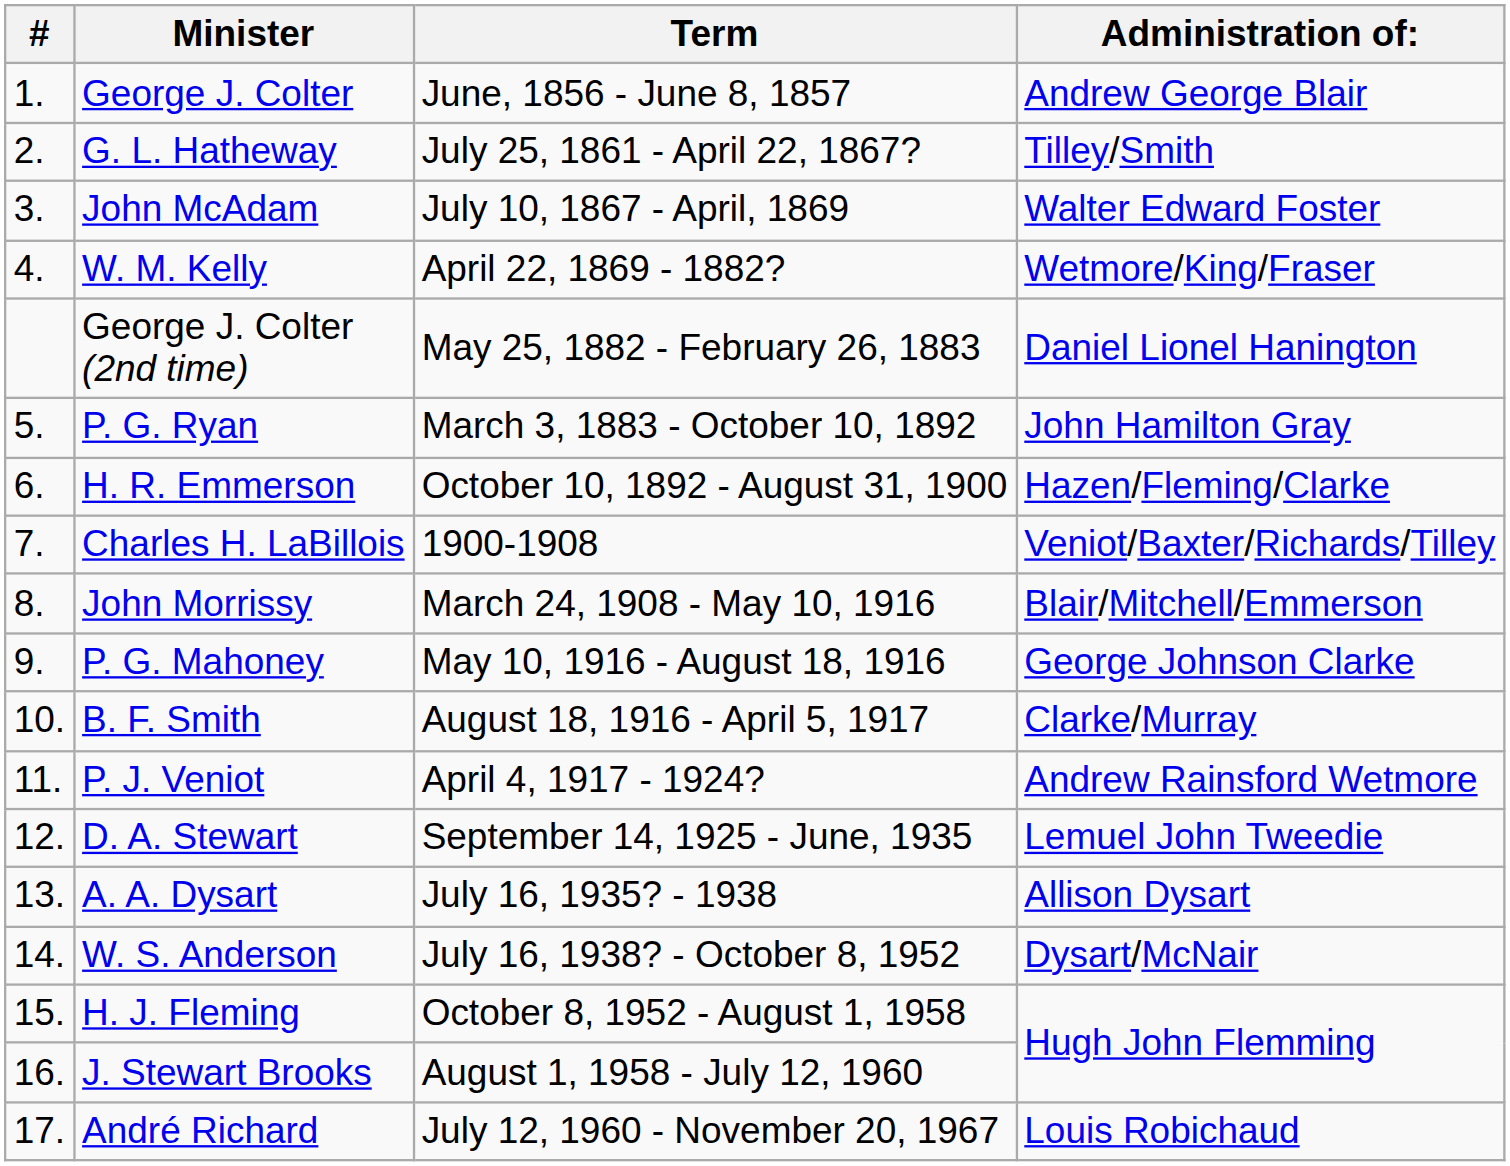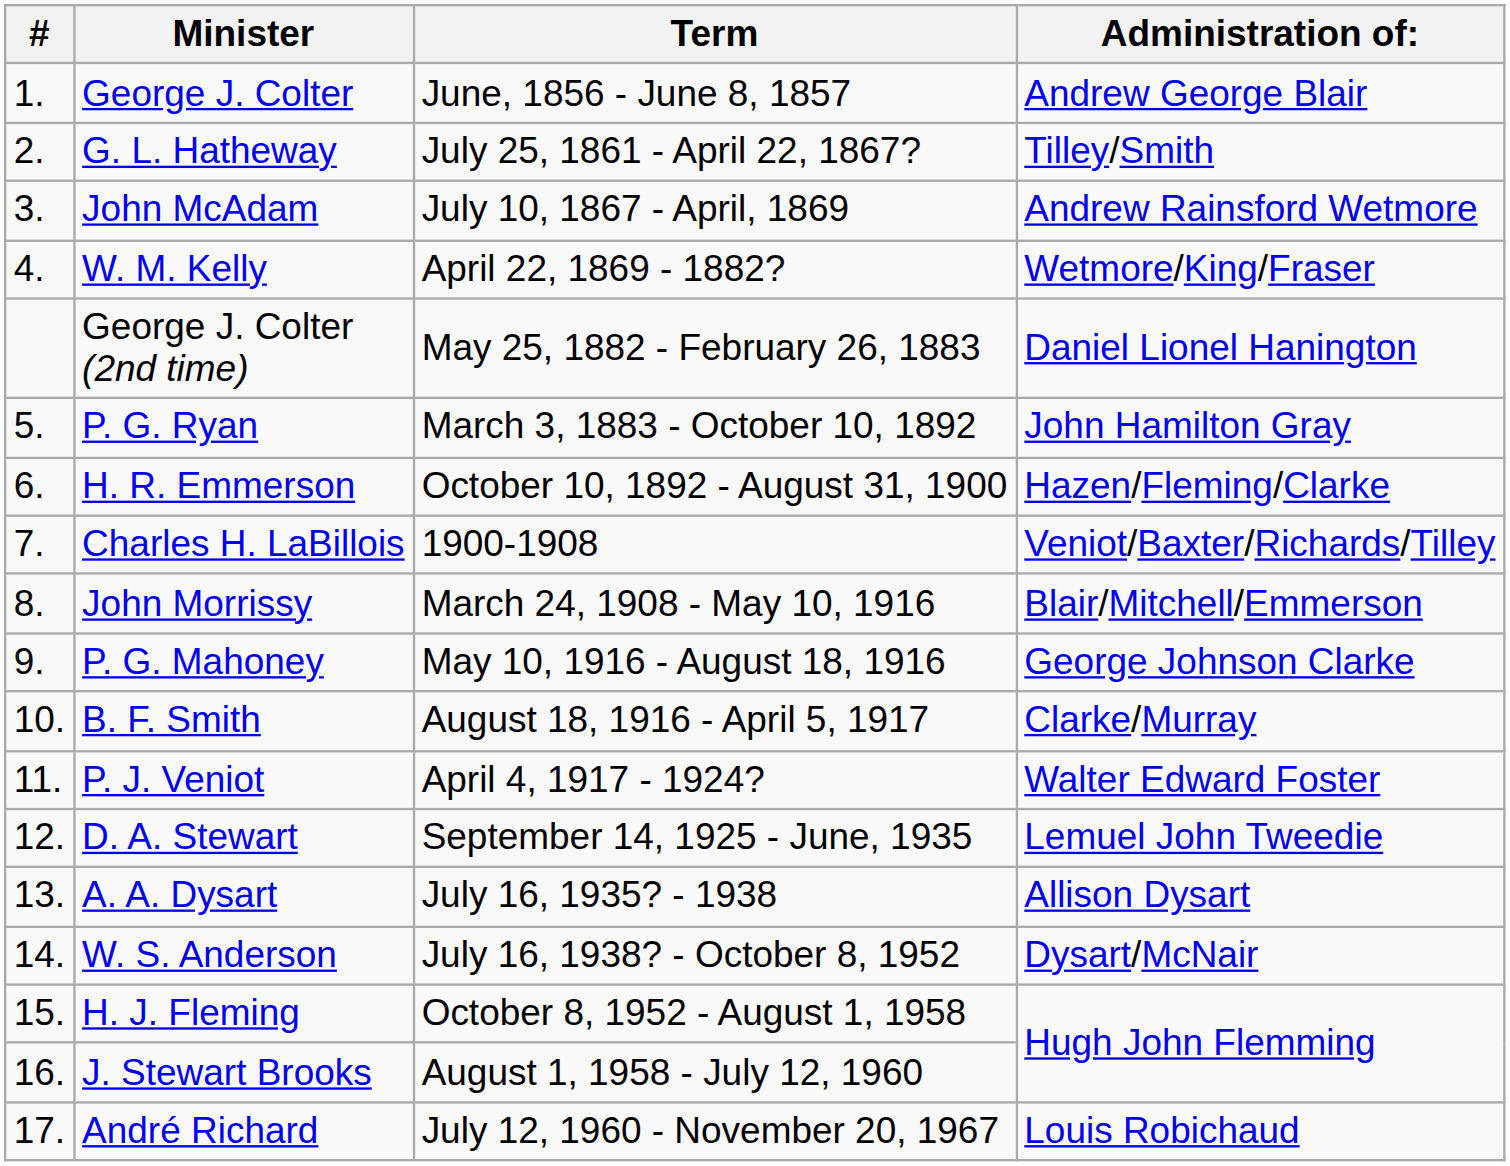(1202, 209) Walter Edward Foster -> (1251, 209) Andrew Rainsford Wetmore
(1251, 778) Andrew Rainsford Wetmore -> (1202, 778) Walter Edward Foster
